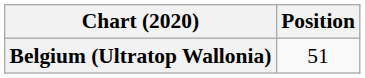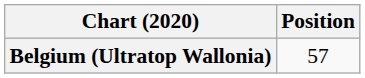(318, 55) 51 -> (318, 55) 57
